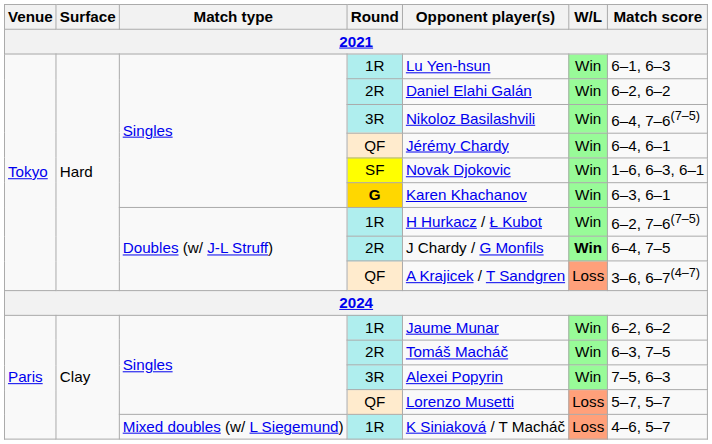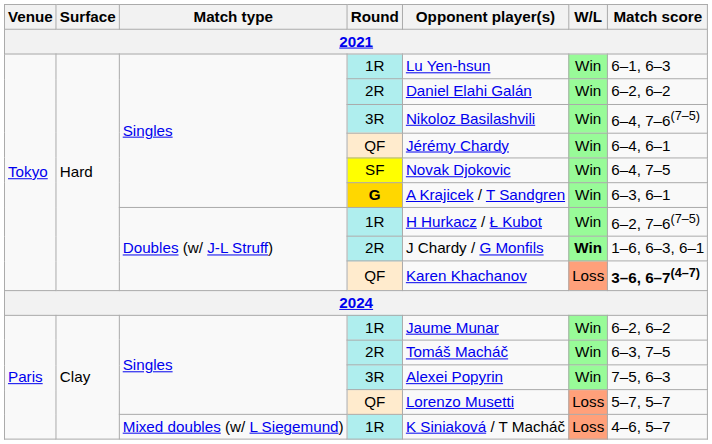(658, 170) 1–6, 6–3, 6–1 -> (641, 170) 6–4, 7–5
(466, 195) Karen Khachanov -> (485, 195) A Krajicek / T Sandgren
(641, 249) 6–4, 7–5 -> (658, 249) 1–6, 6–3, 6–1
(485, 276) A Krajicek / T Sandgren -> (466, 276) Karen Khachanov
(656, 276) normal -> (656, 276) bold
